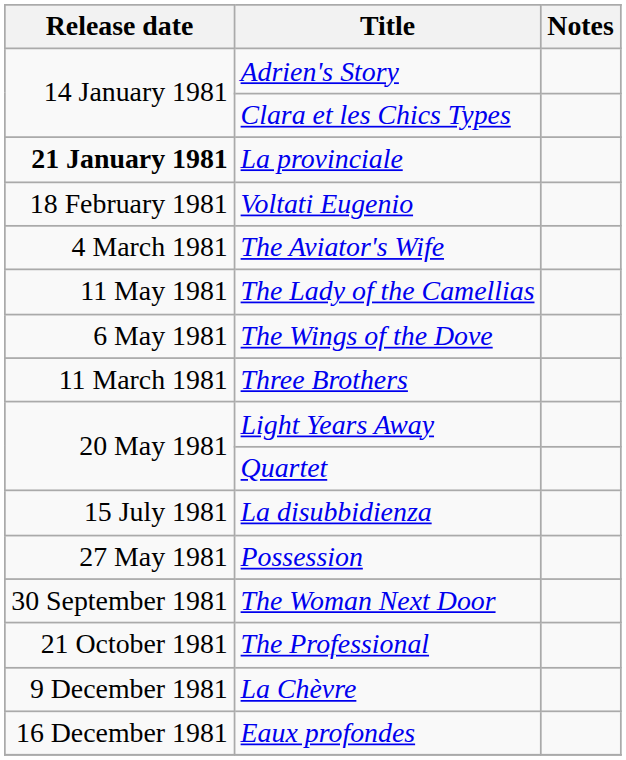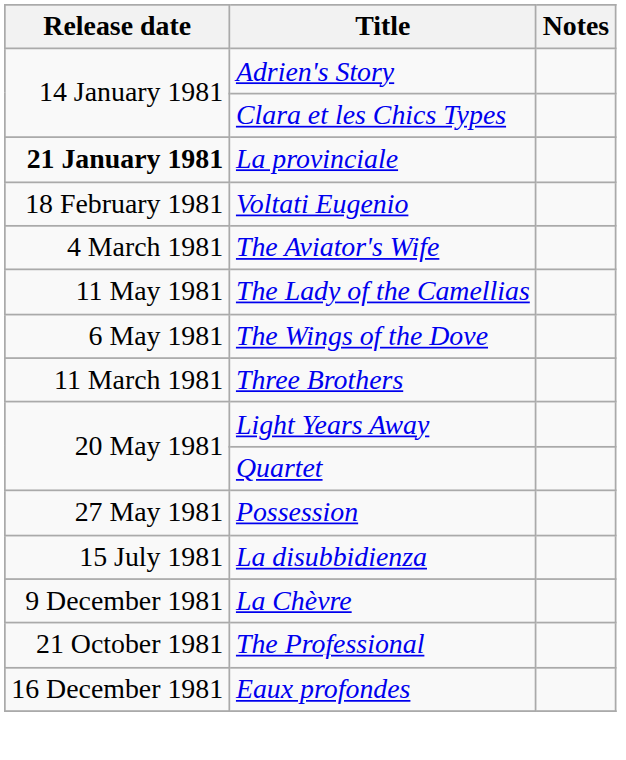rows swapped: (302, 556) <-> (336, 512)
- row: (368, 600)
rows swapped: (335, 644) <-> (298, 688)
